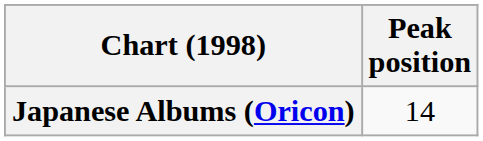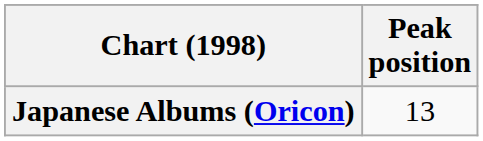(420, 110) 14 -> (420, 110) 13
